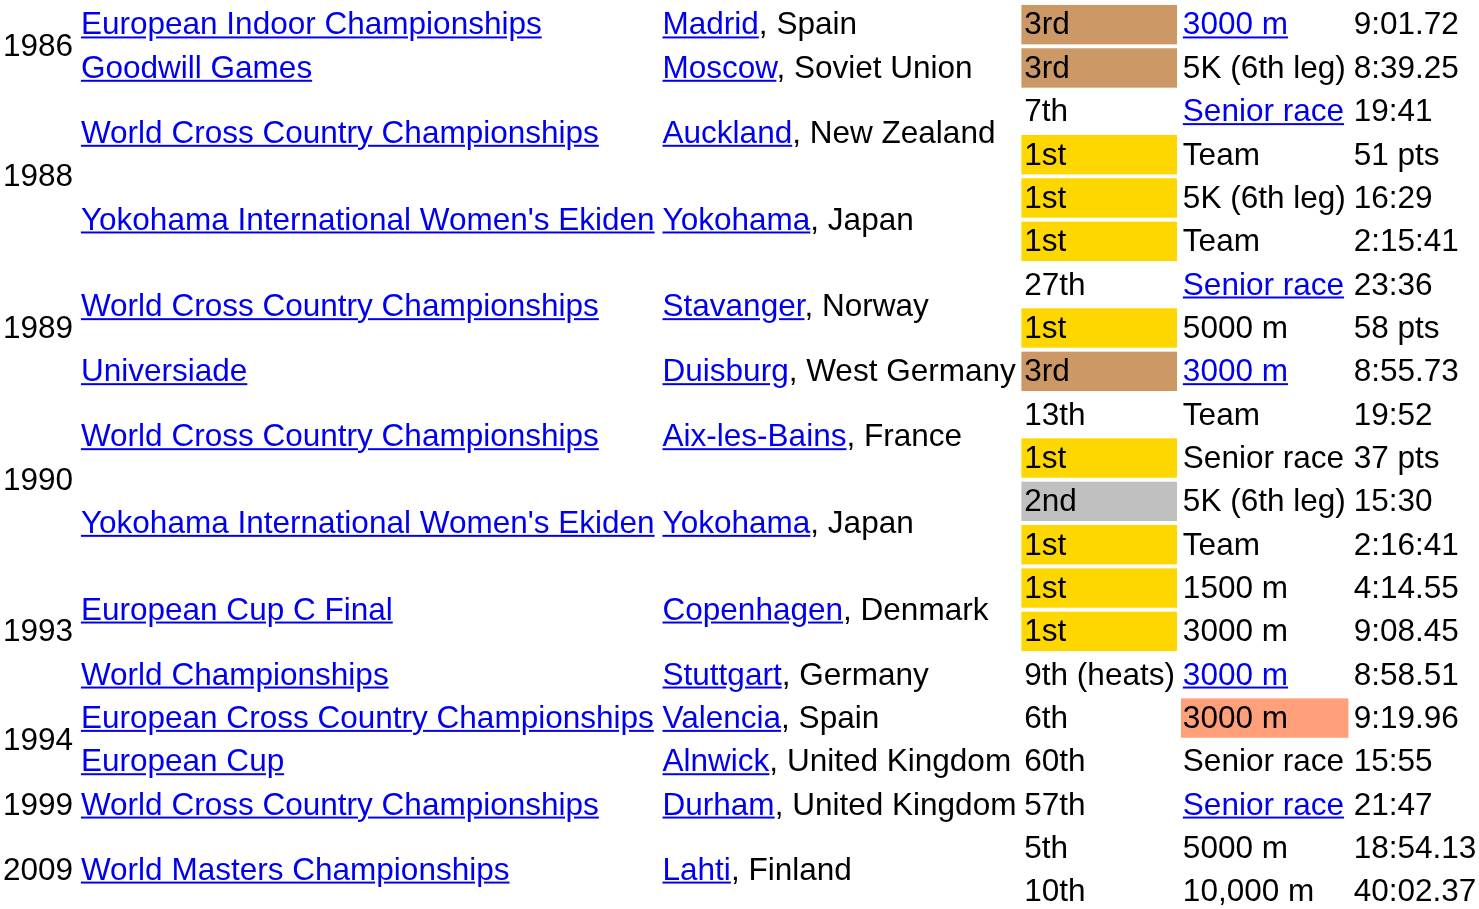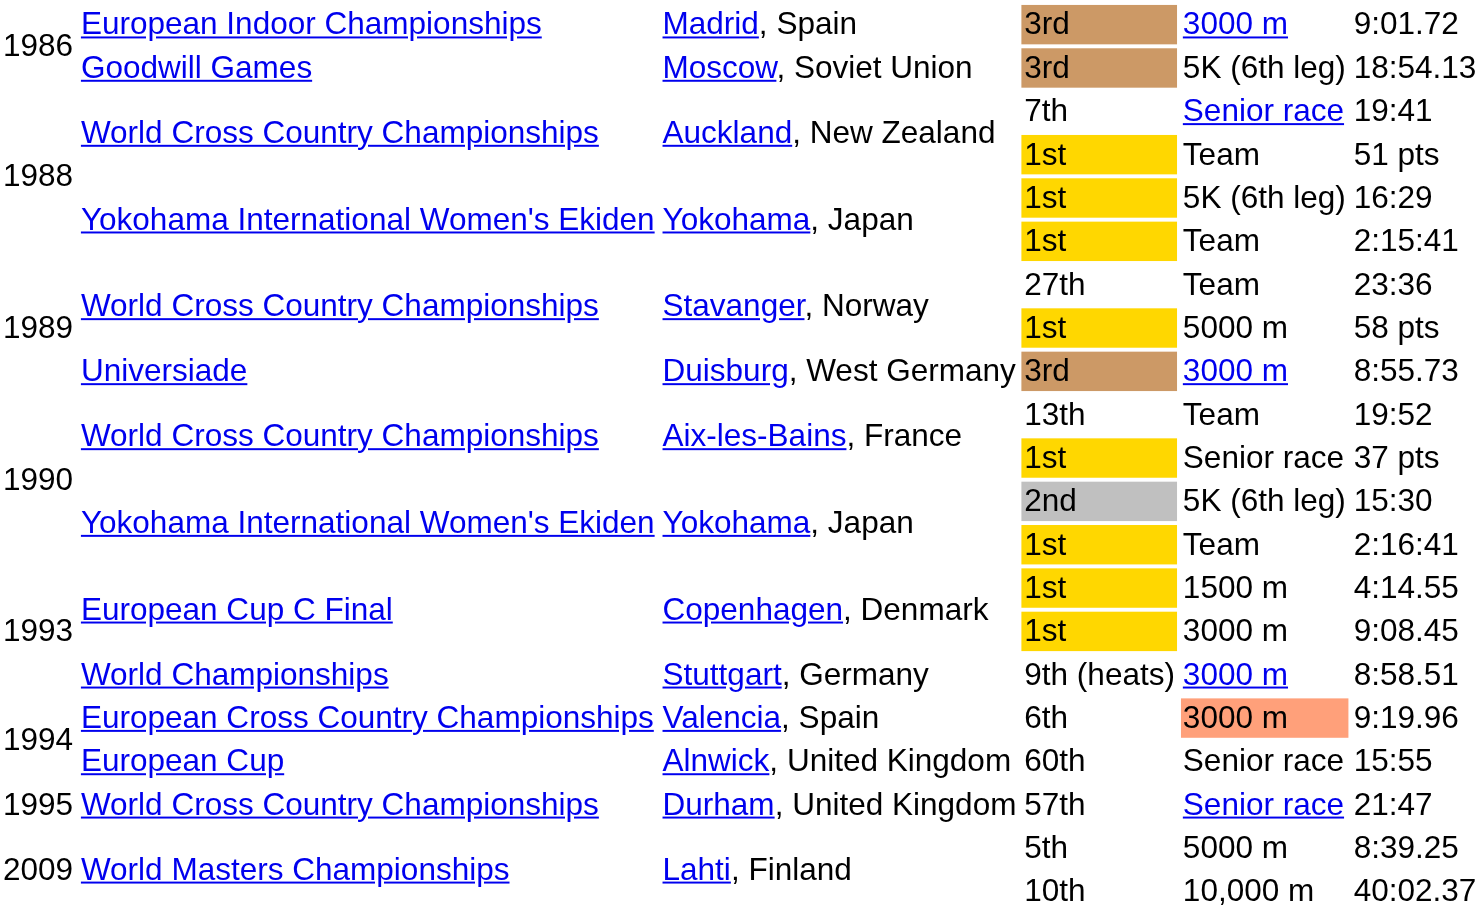(1406, 67) 8:39.25 -> (1415, 67) 18:54.13
(1263, 284) Senior race -> (1221, 284) Team
(38, 804) 1999 -> (38, 804) 1995
(1415, 847) 18:54.13 -> (1406, 847) 8:39.25
